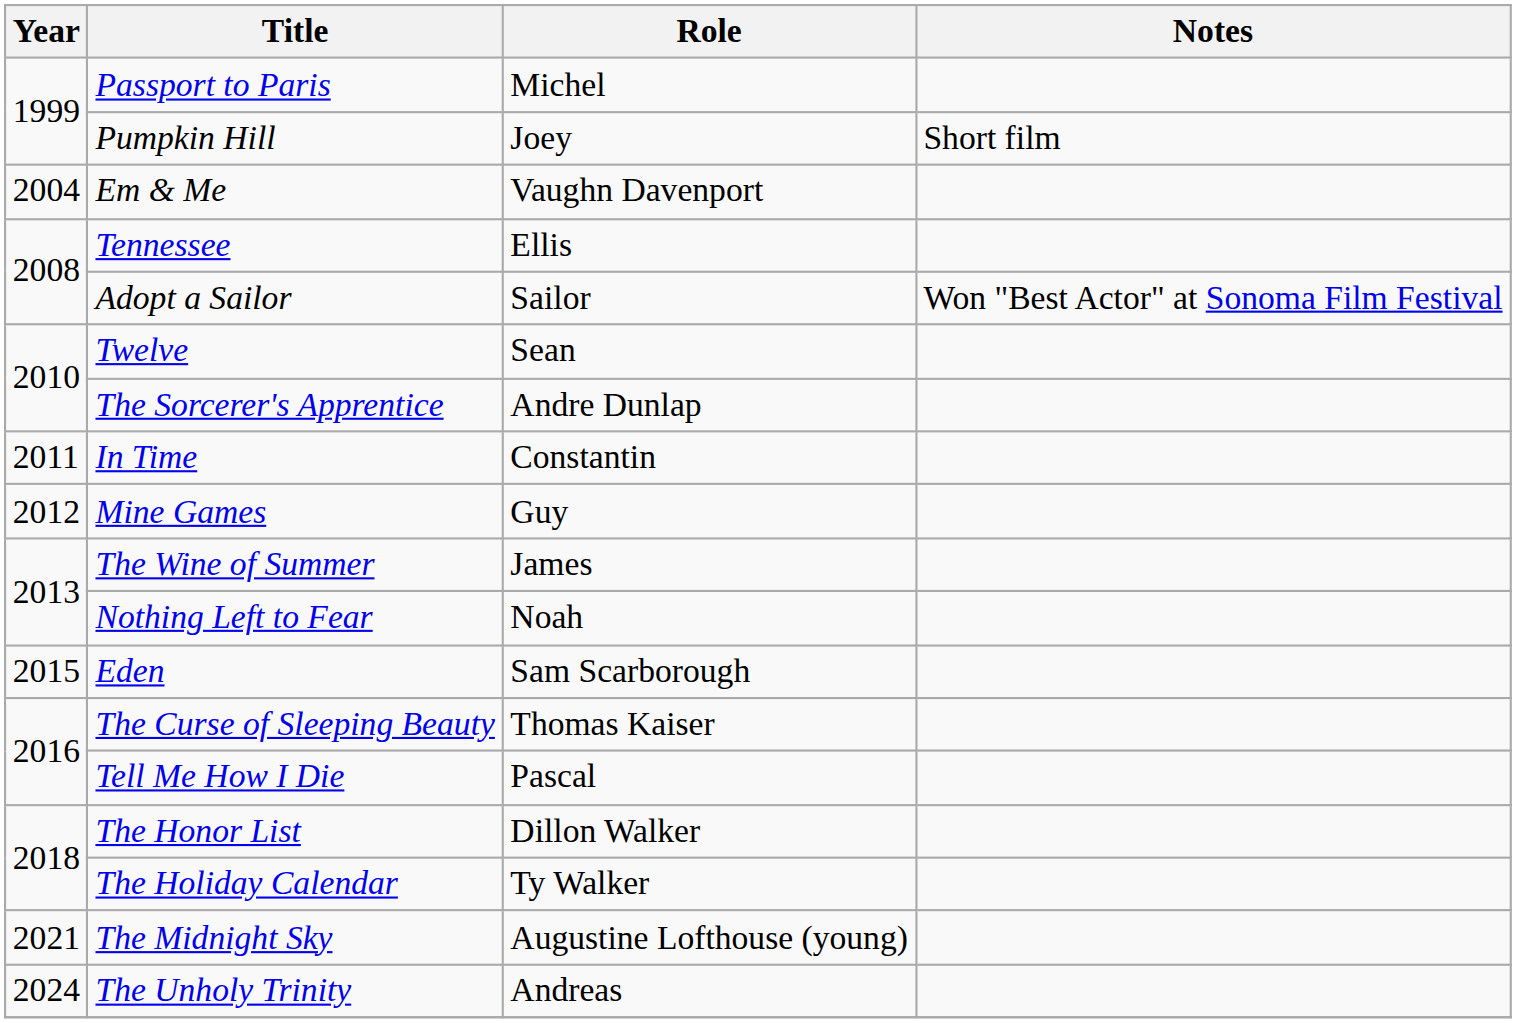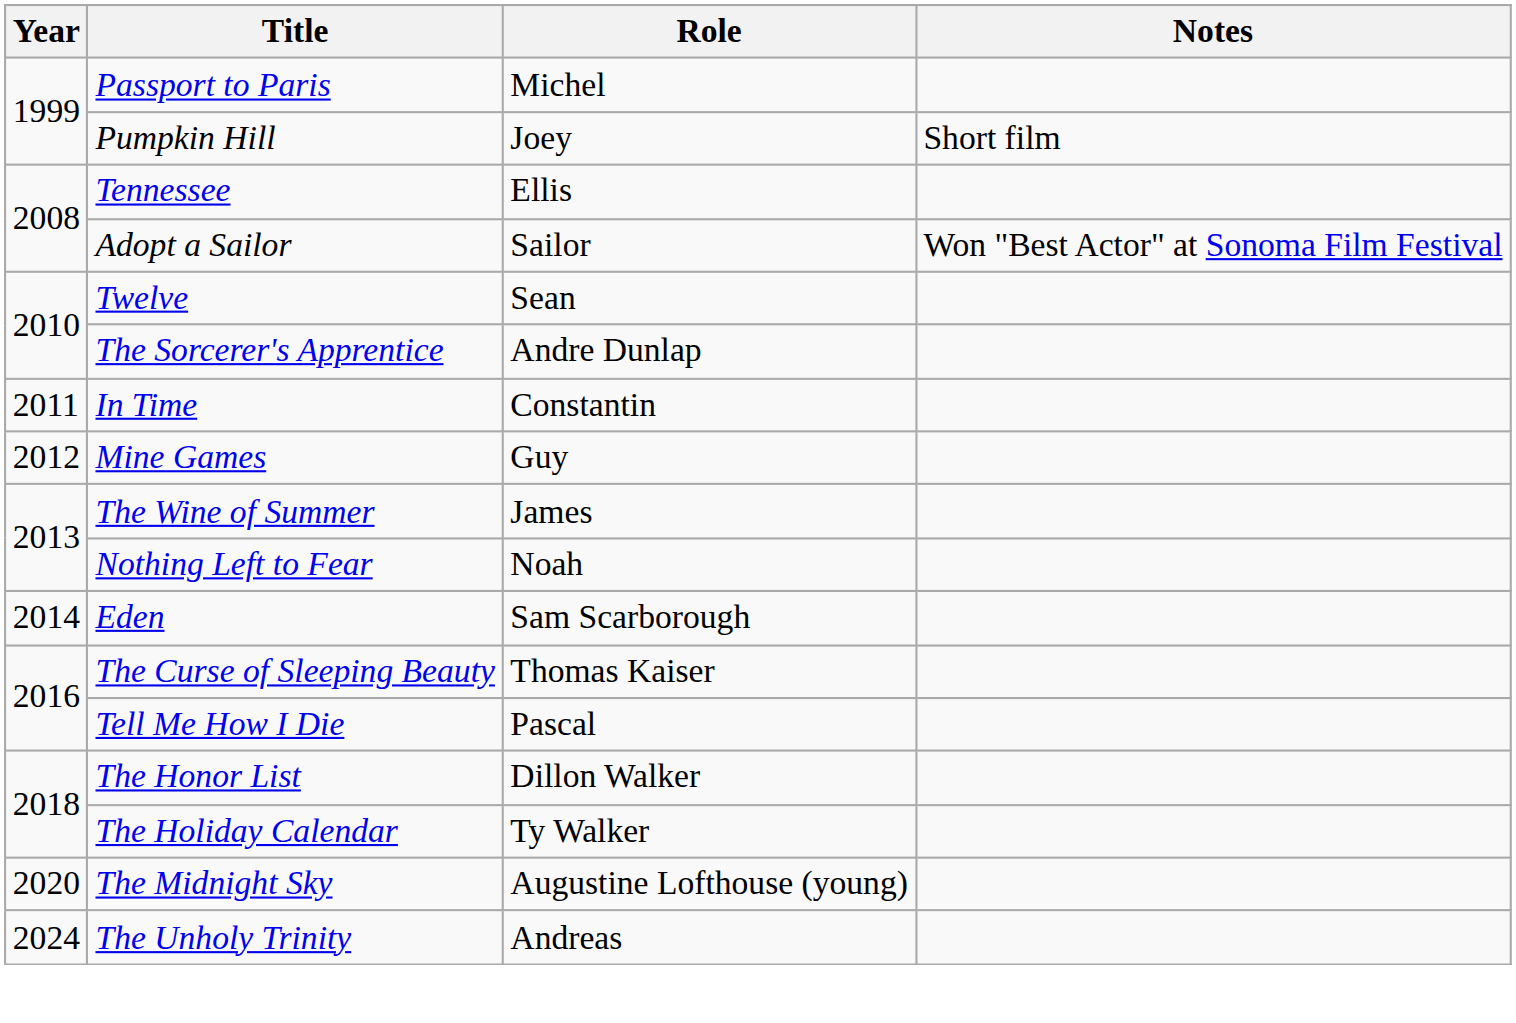- row: (161, 191)
(46, 670) 2015 -> (46, 617) 2014
(46, 937) 2021 -> (46, 883) 2020
